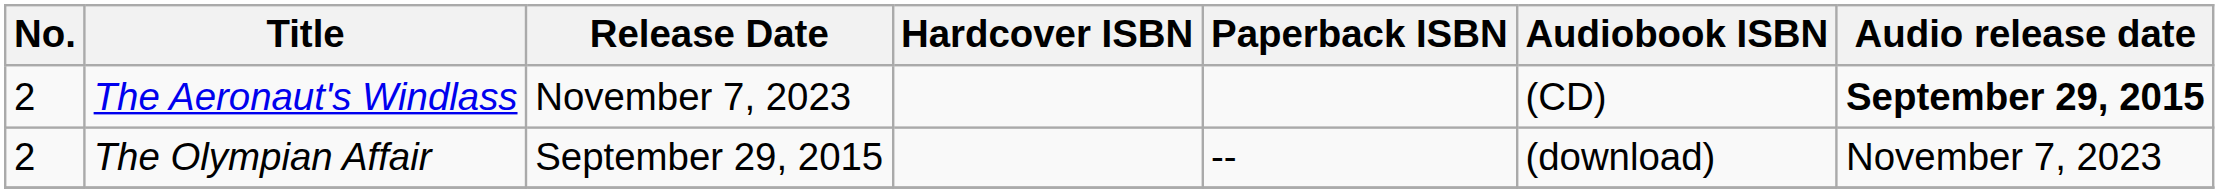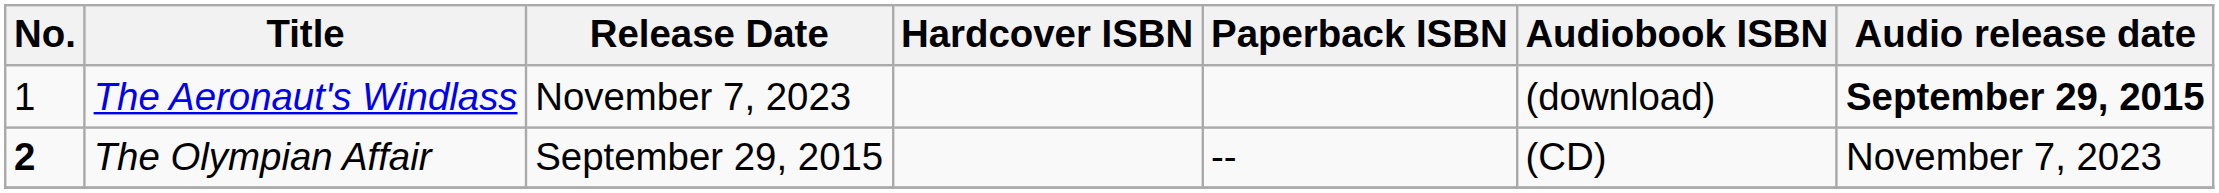(25, 95) 2 -> (25, 95) 1
(1566, 95) (CD) -> (1620, 95) (download)
(25, 156) normal -> (25, 156) bold
(1620, 156) (download) -> (1566, 156) (CD)
